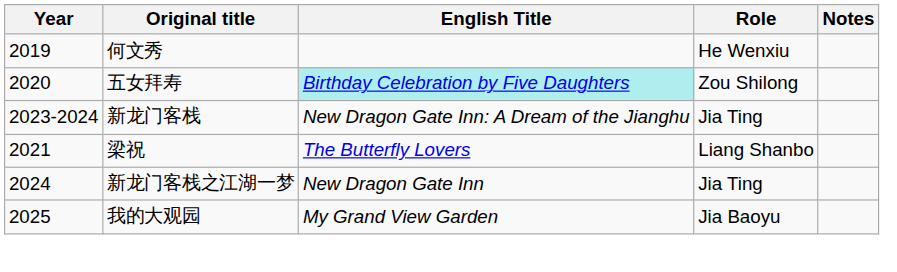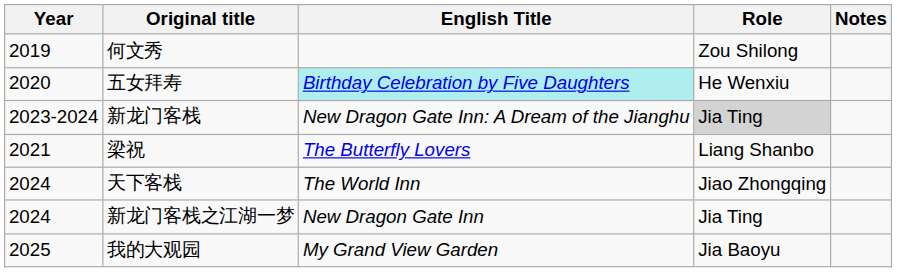(744, 50) He Wenxiu -> (748, 50) Zou Shilong
(748, 83) Zou Shilong -> (744, 83) He Wenxiu
(731, 117) no background -> (731, 117) lightgrey background
+ row: (144, 182)
